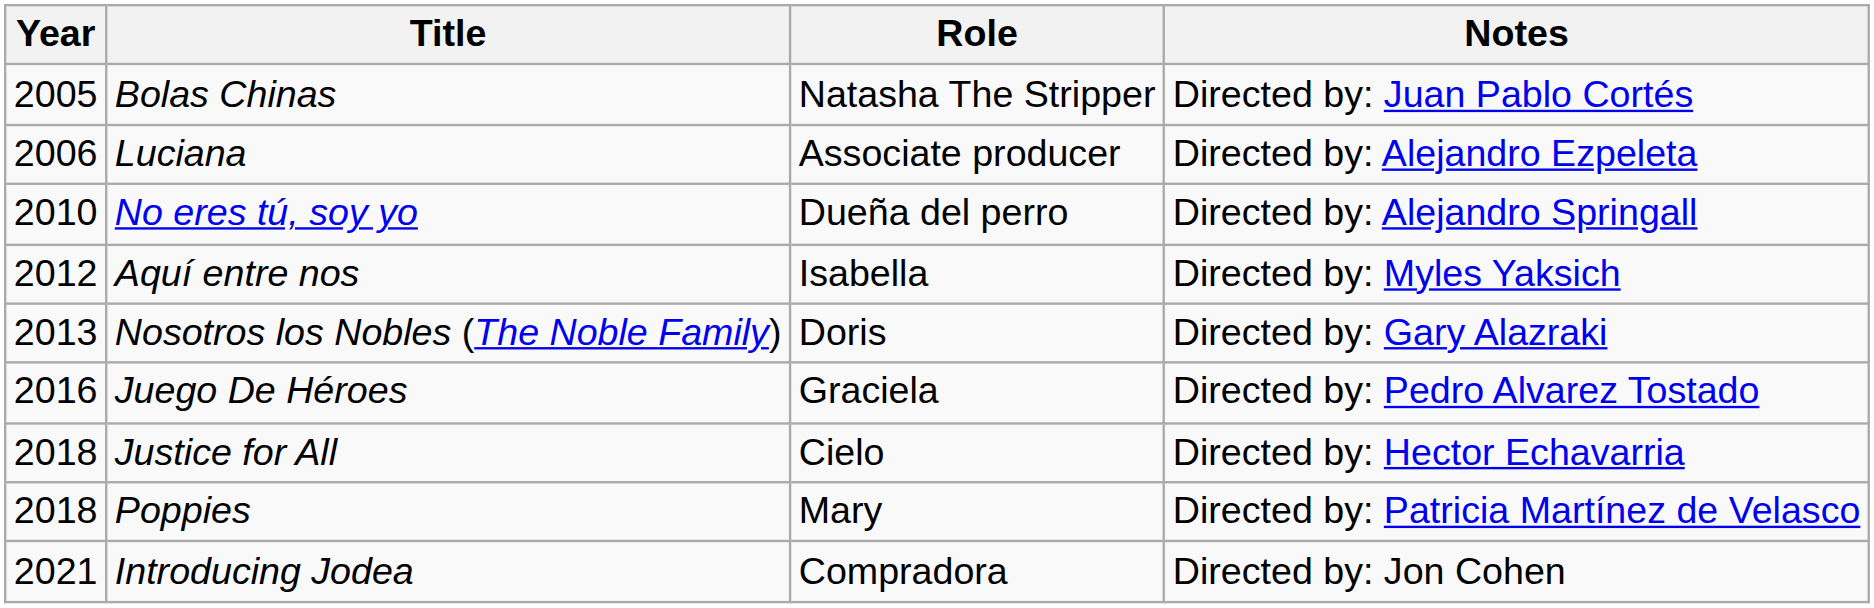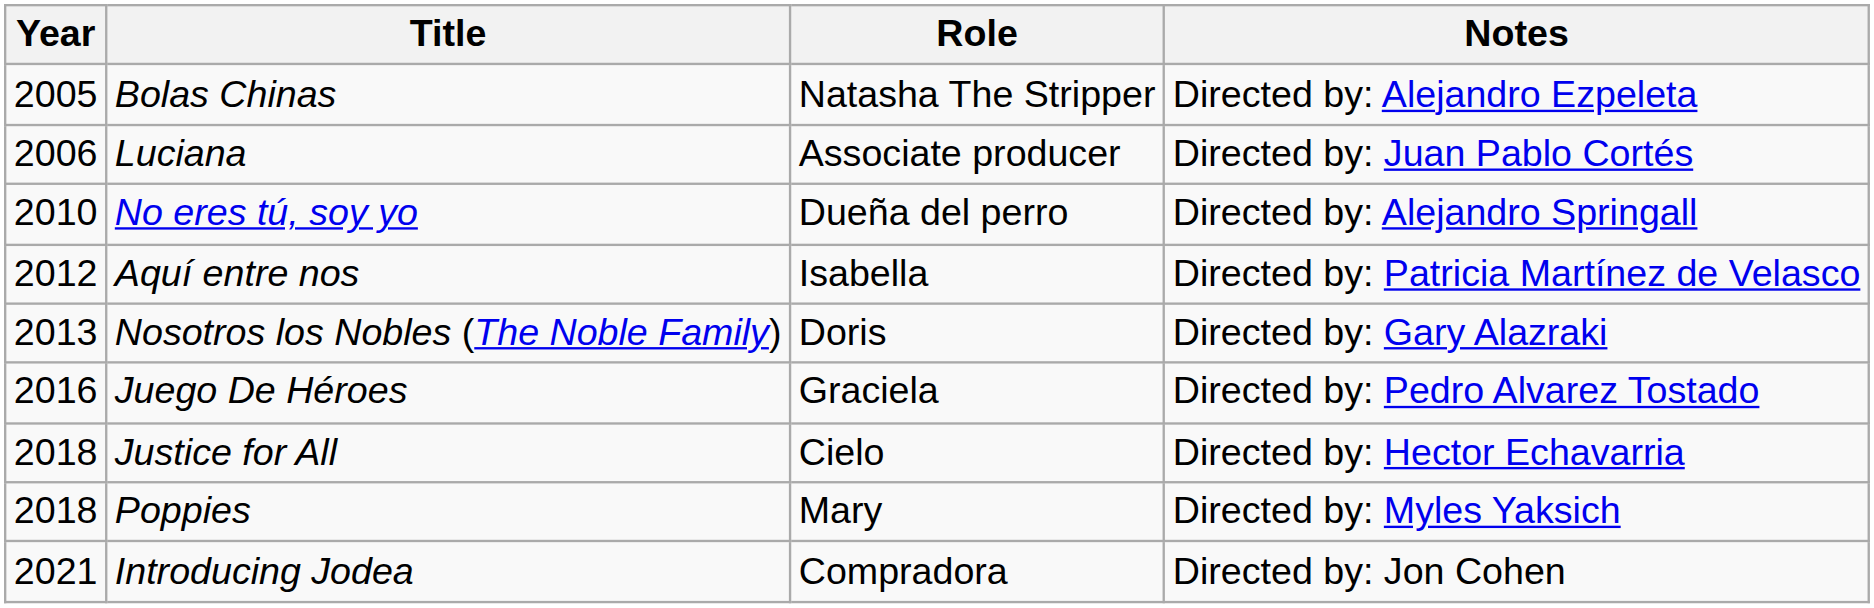(1433, 93) Directed by: Juan Pablo Cortés -> (1435, 93) Directed by: Alejandro Ezpeleta
(1435, 153) Directed by: Alejandro Ezpeleta -> (1433, 153) Directed by: Juan Pablo Cortés
(1397, 272) Directed by: Myles Yaksich -> (1517, 272) Directed by: Patricia Martínez de Velasco
(1517, 511) Directed by: Patricia Martínez de Velasco -> (1397, 511) Directed by: Myles Yaksich
